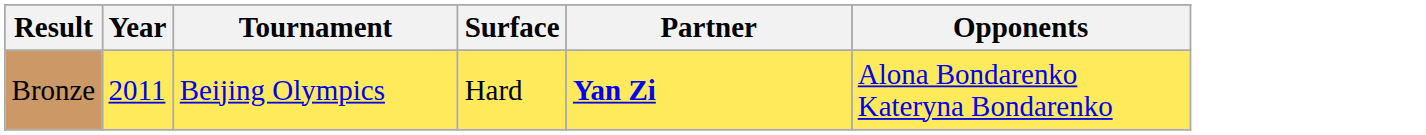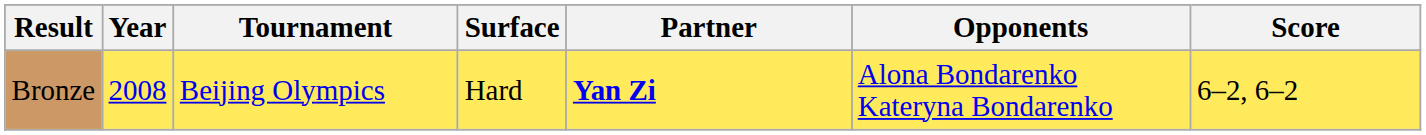+ column: (1306, 27)
(137, 89) 2011 -> (138, 89) 2008
